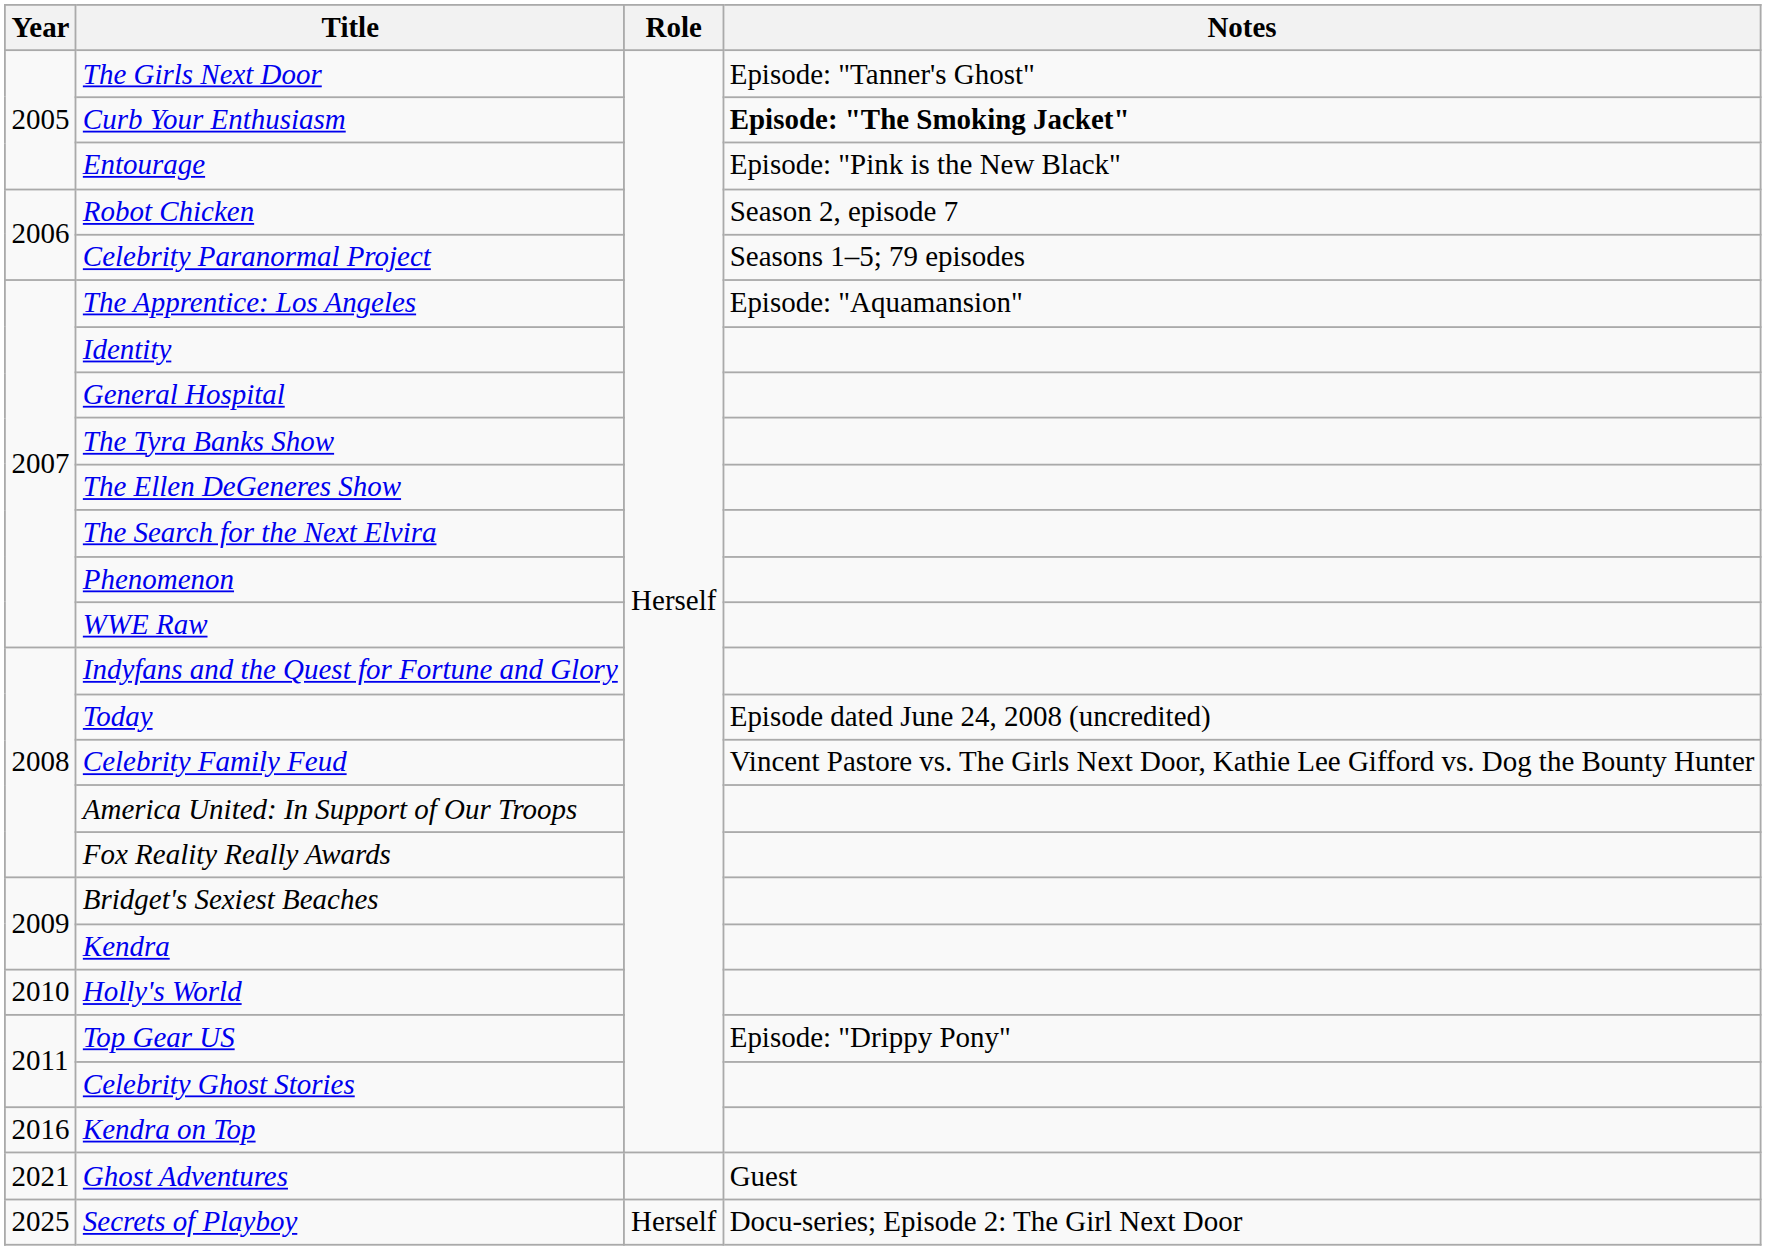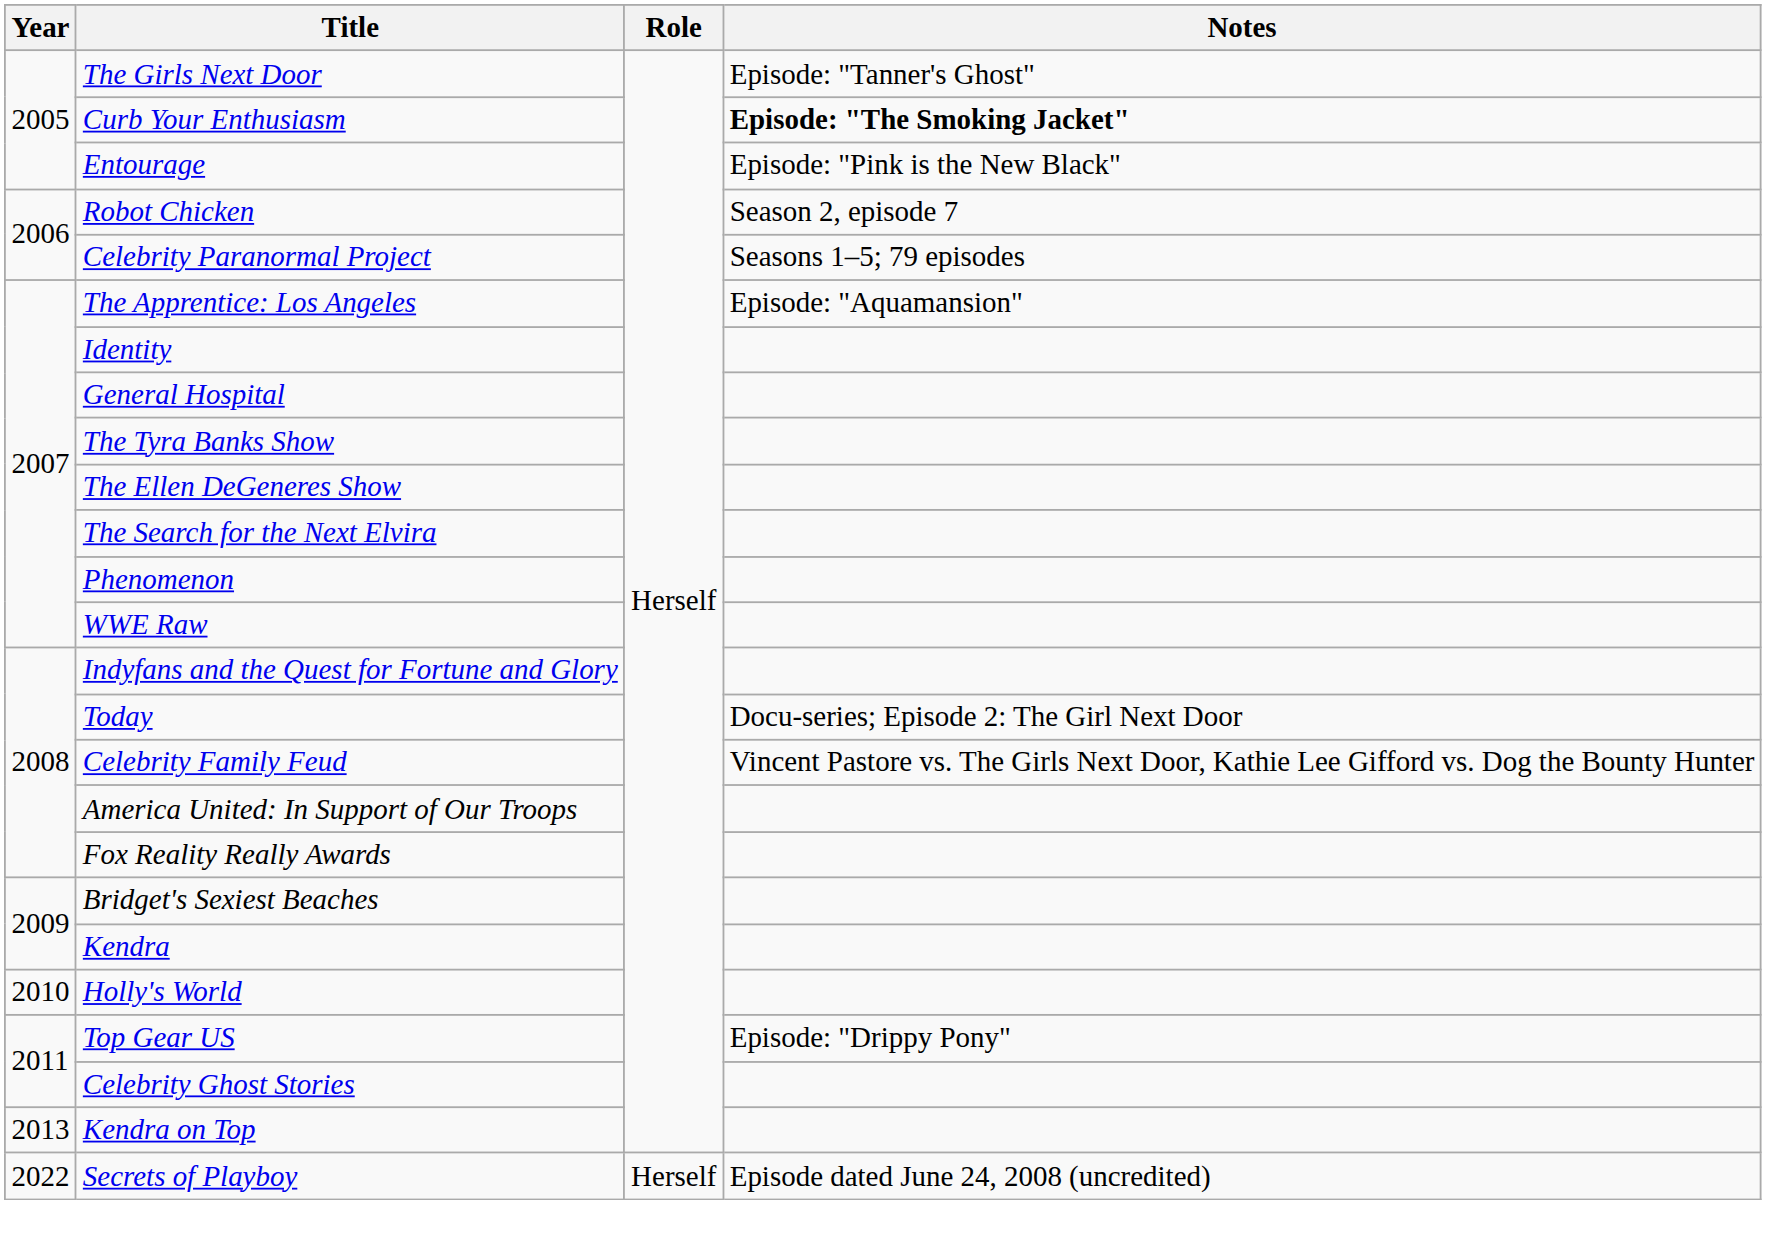(970, 716) Episode dated June 24, 2008 (uncredited) -> (986, 716) Docu-series; Episode 2: The Girl Next Door
(41, 1129) 2016 -> (41, 1129) 2013
- row: (185, 1175)
(41, 1221) 2025 -> (41, 1175) 2022
(986, 1221) Docu-series; Episode 2: The Girl Next Door -> (970, 1175) Episode dated June 24, 2008 (uncredited)
